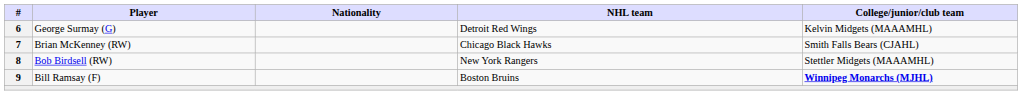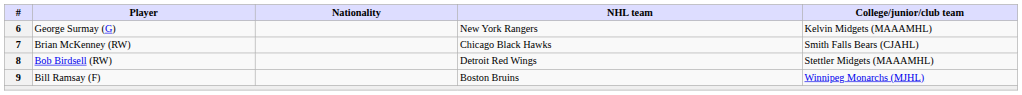(498, 28) Detroit Red Wings -> (499, 28) New York Rangers
(499, 61) New York Rangers -> (498, 61) Detroit Red Wings
(869, 77) bold -> (864, 77) normal
